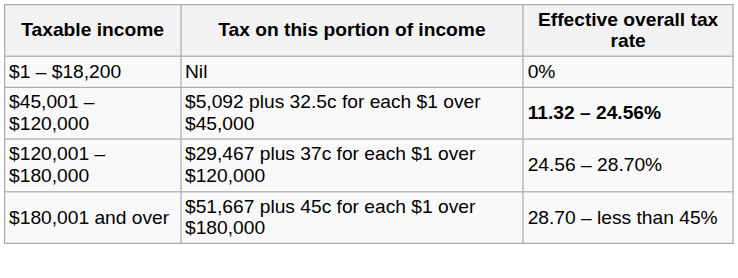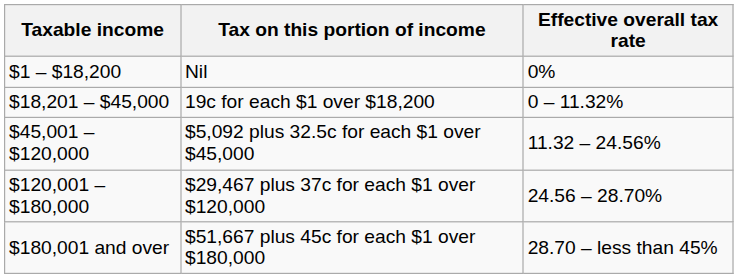+ row: (310, 102)
(594, 113) bold -> (594, 143) normal
